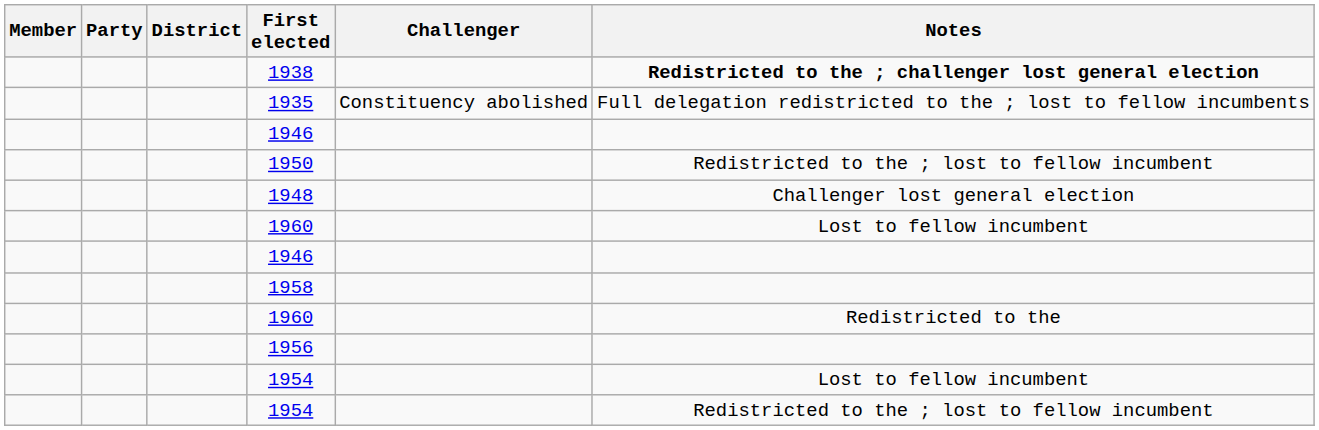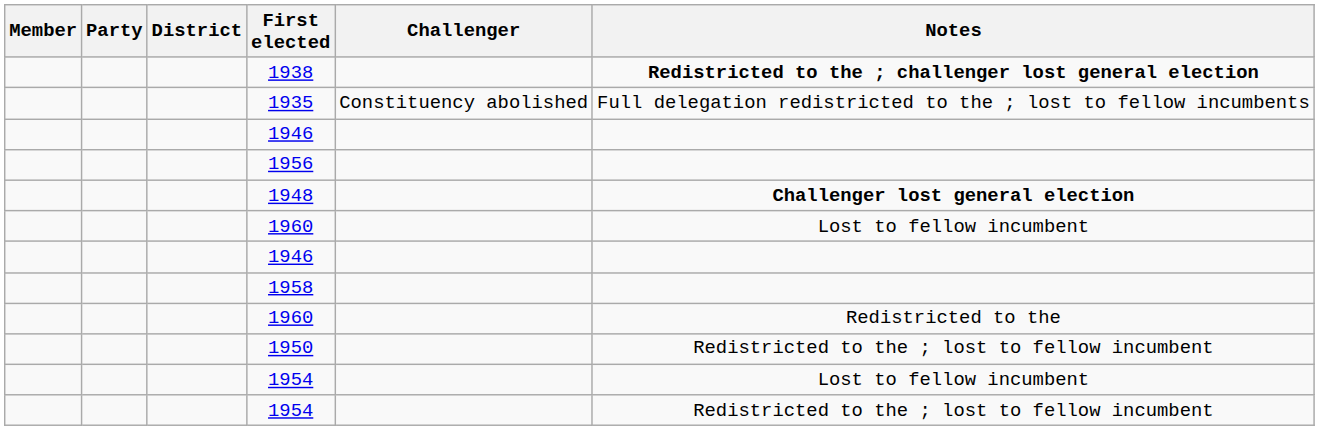rows swapped: (43, 349) <-> (43, 165)
(953, 195) normal -> (953, 195) bold
